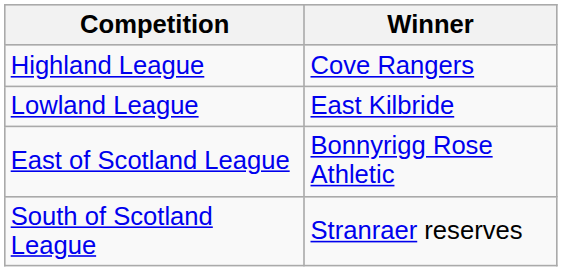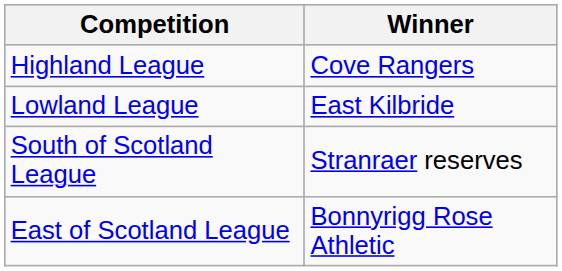rows swapped: (150, 161) <-> (112, 230)
